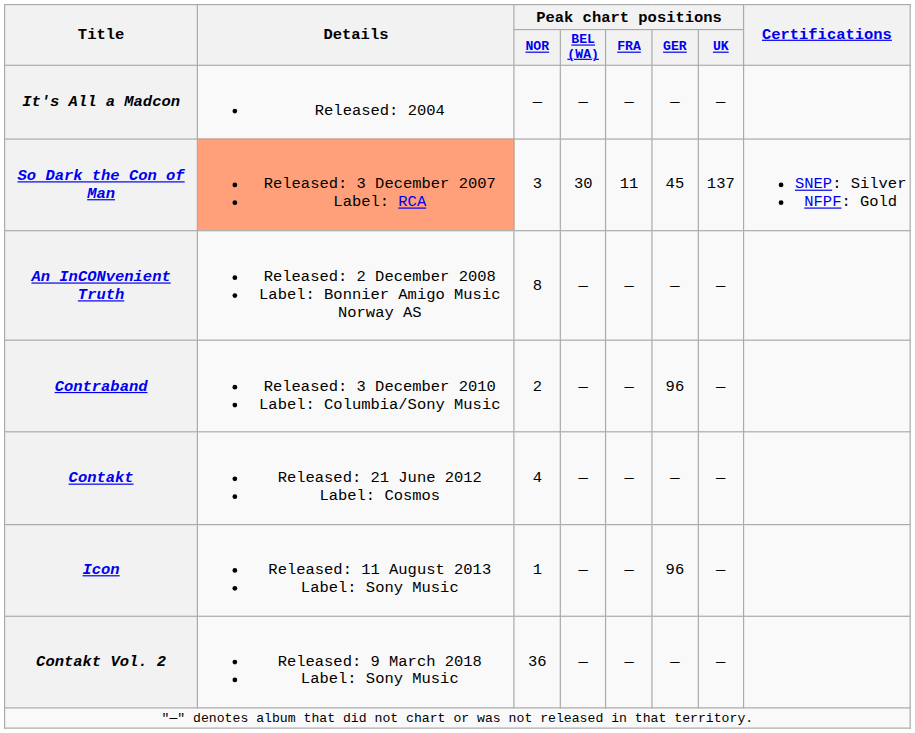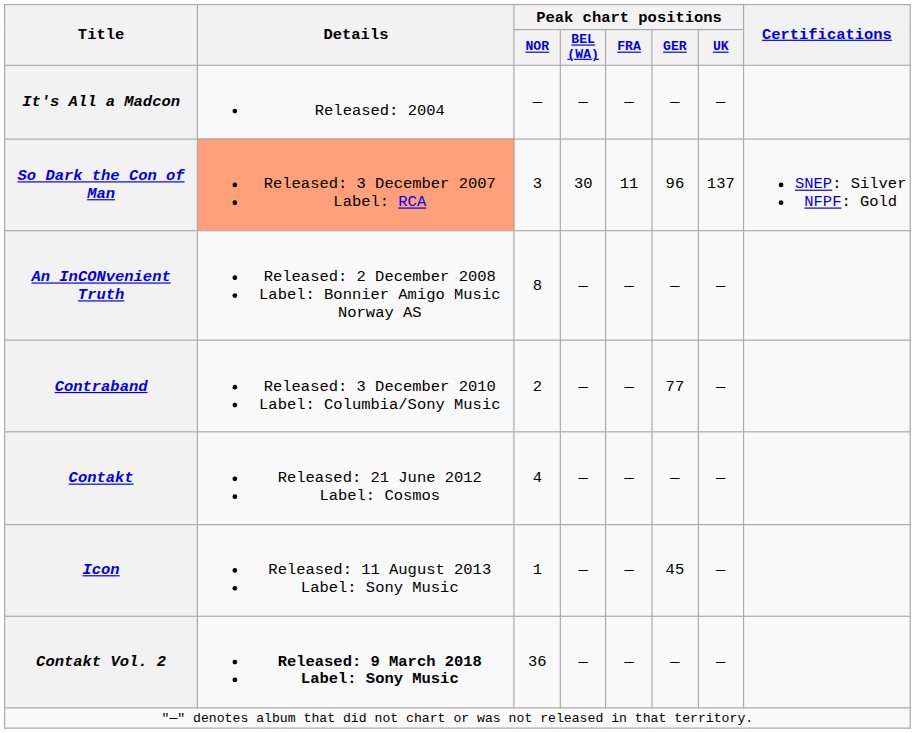(675, 185) 45 -> (675, 185) 96
(675, 386) 96 -> (675, 386) 77
(675, 570) 96 -> (675, 570) 45
(356, 671) normal -> (356, 671) bold
